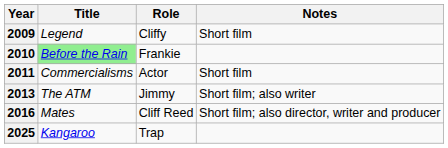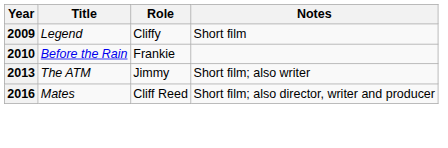(84, 53) lightgreen background -> (84, 53) no background
- row: (21, 73)
- row: (21, 133)
